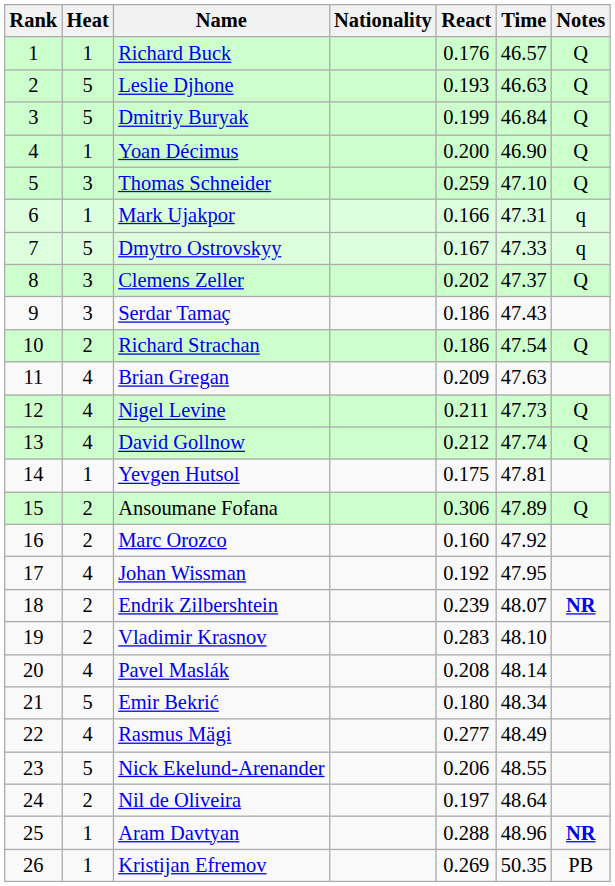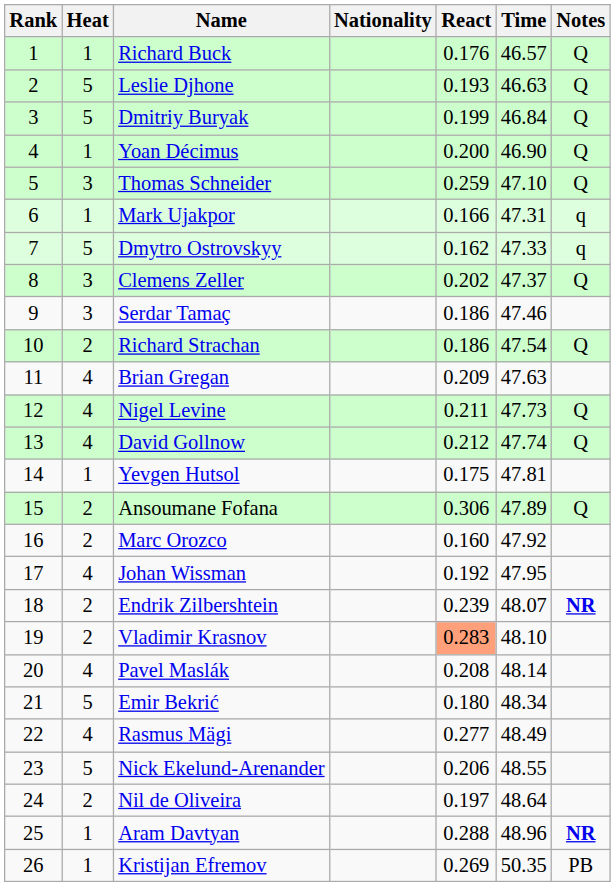(466, 248) 0.167 -> (466, 248) 0.162
(524, 313) 47.43 -> (524, 313) 47.46
(466, 637) no background -> (466, 637) lightsalmon background
